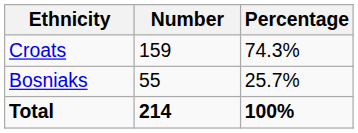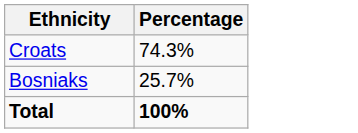- column: (187, 19)
